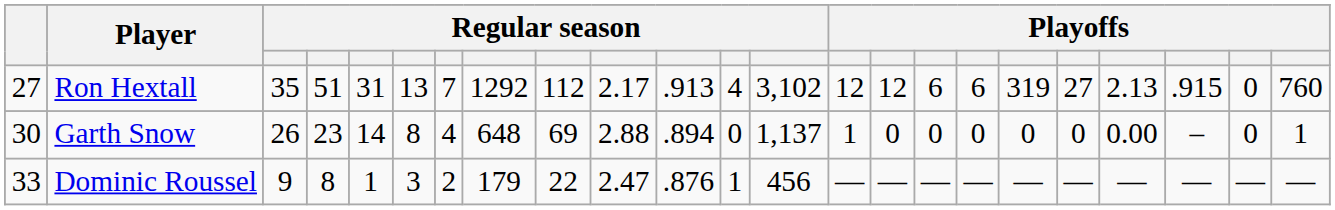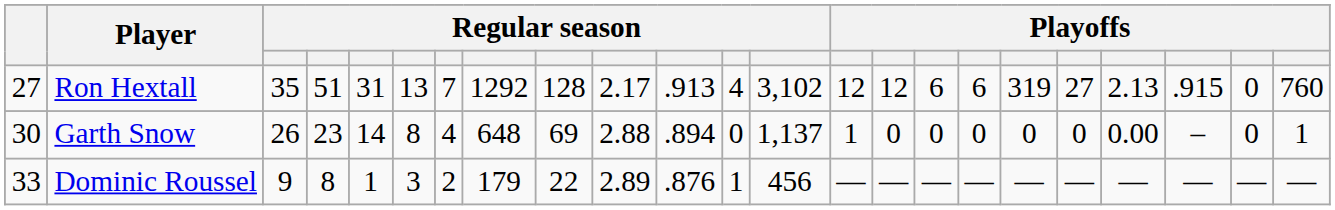(563, 87) 112 -> (564, 87) 128
(624, 180) 2.47 -> (625, 180) 2.89
